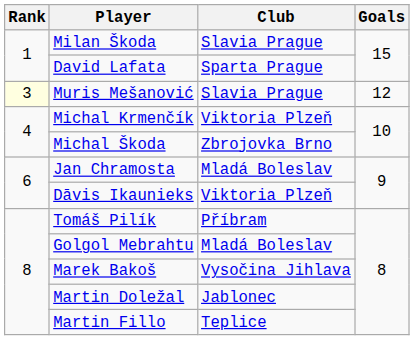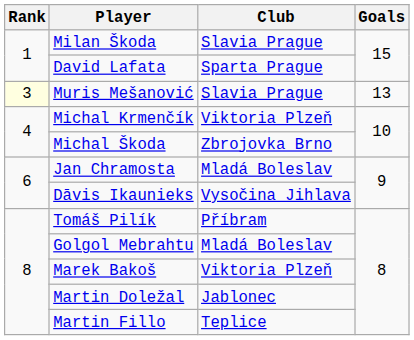(382, 94) 12 -> (382, 94) 13
(267, 195) Viktoria Plzeň -> (276, 195) Vysočina Jihlava
(276, 272) Vysočina Jihlava -> (267, 272) Viktoria Plzeň
